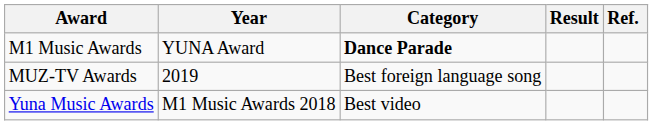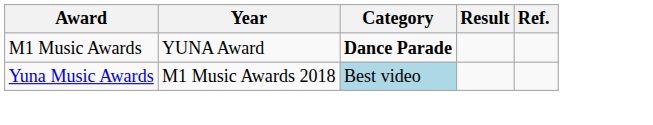- row: (73, 76)
(382, 104) no background -> (382, 76) lightblue background
